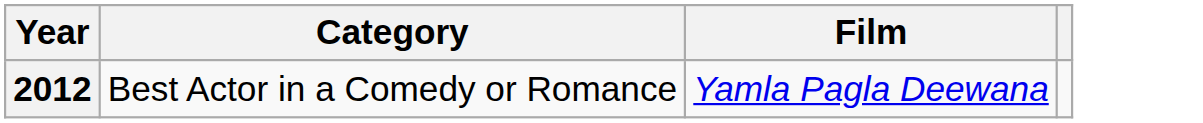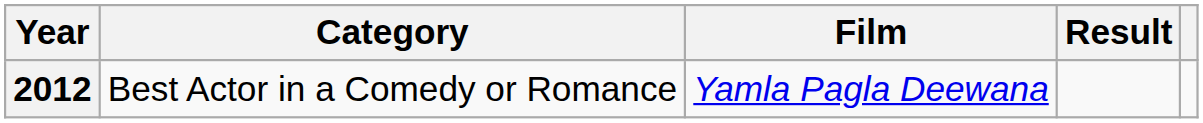+ column: (1119, 32)
